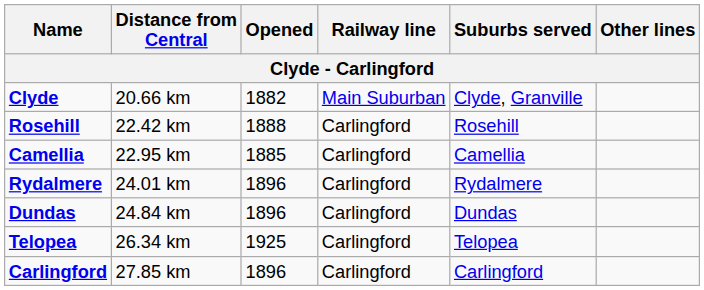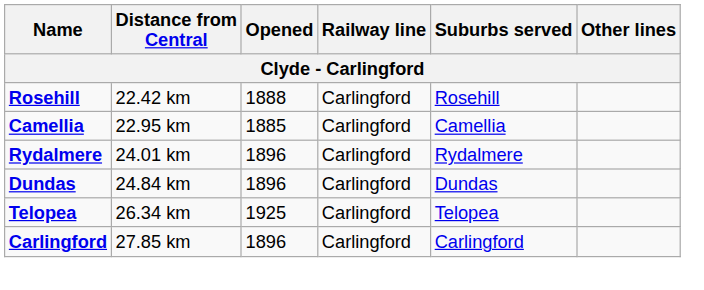- row: (34, 97)
